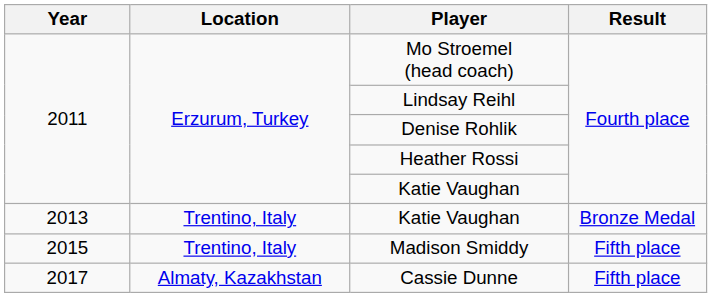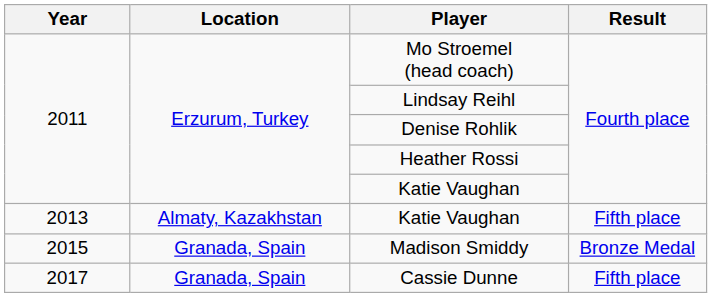(240, 218) Trentino, Italy -> (240, 218) Almaty, Kazakhstan
(637, 218) Bronze Medal -> (637, 218) Fifth place
(240, 248) Trentino, Italy -> (240, 248) Granada, Spain
(637, 248) Fifth place -> (637, 248) Bronze Medal
(240, 277) Almaty, Kazakhstan -> (240, 277) Granada, Spain
